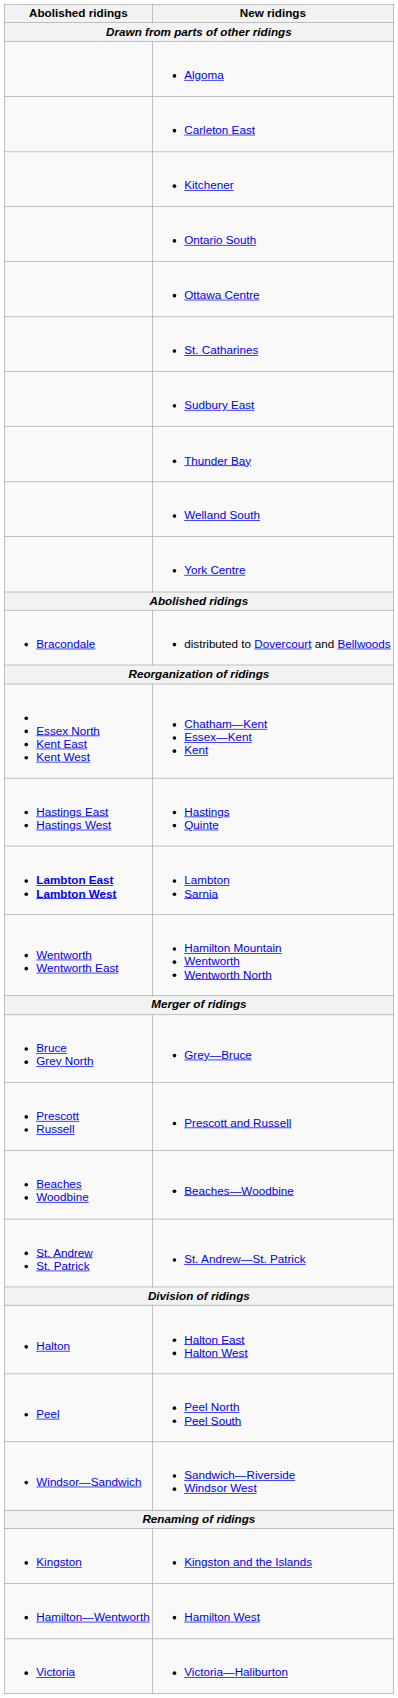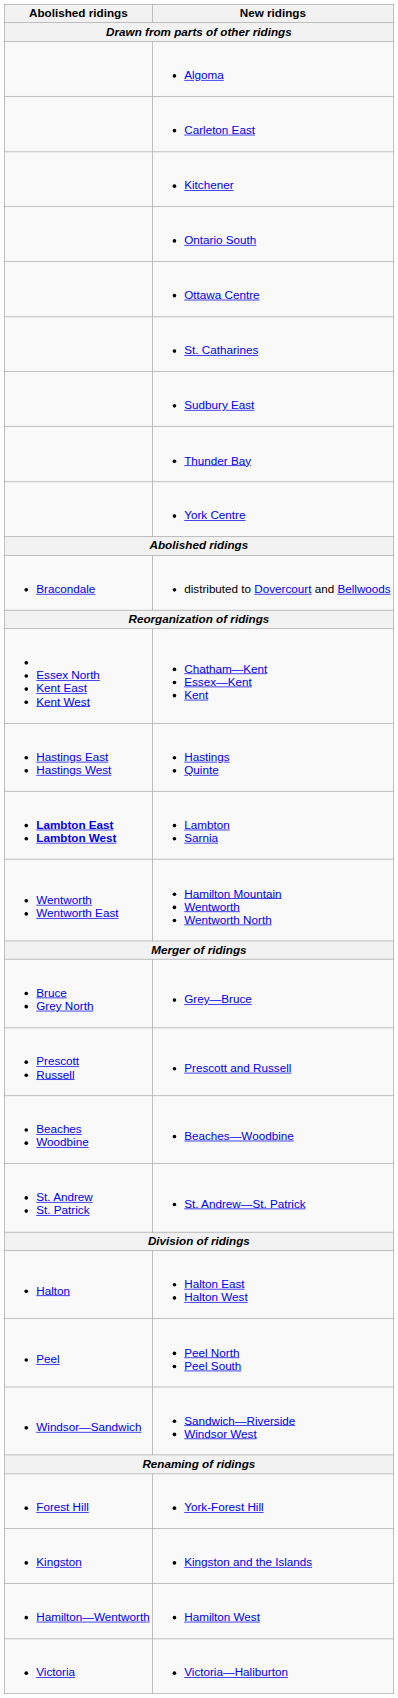- row: (273, 516)
+ row: (273, 1508)
